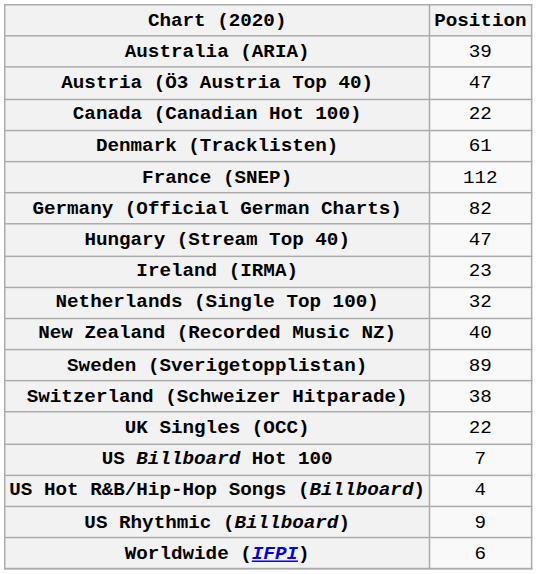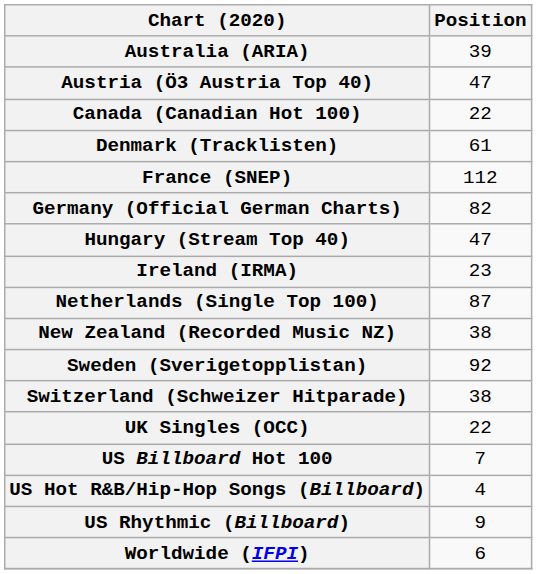(480, 303) 32 -> (480, 303) 87
(480, 334) 40 -> (480, 334) 38
(480, 365) 89 -> (480, 365) 92
